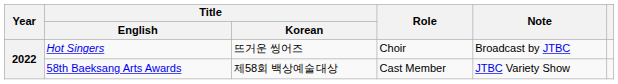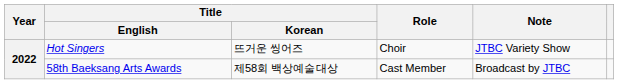(523, 49) Broadcast by JTBC -> (523, 49) JTBC Variety Show
(523, 68) JTBC Variety Show -> (523, 68) Broadcast by JTBC
